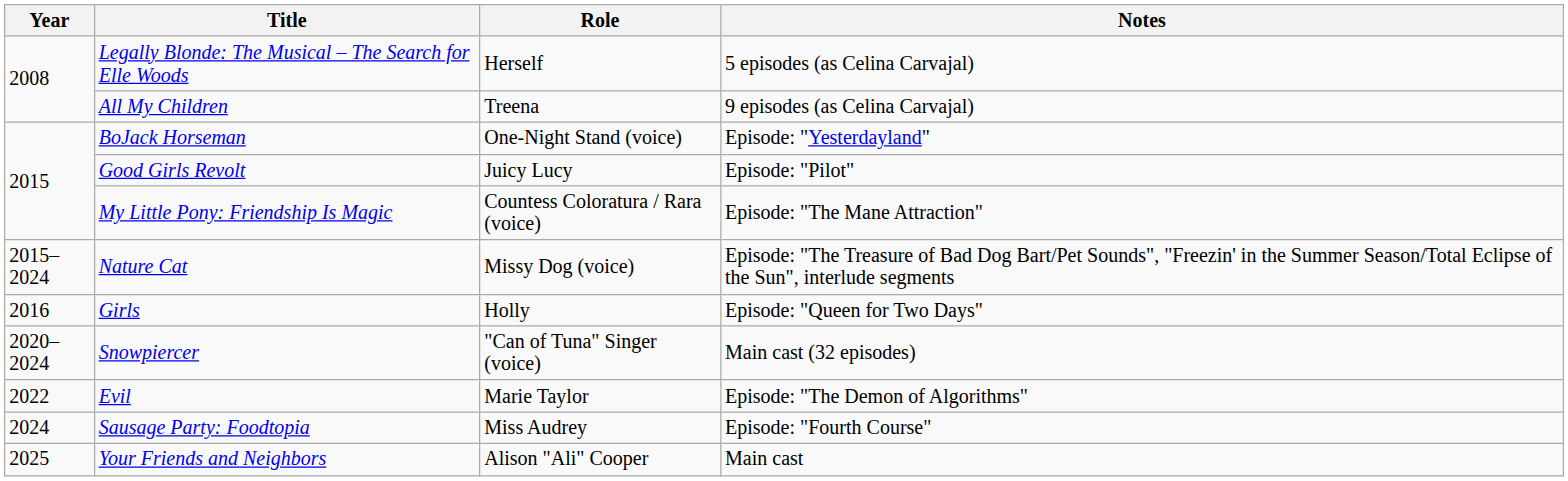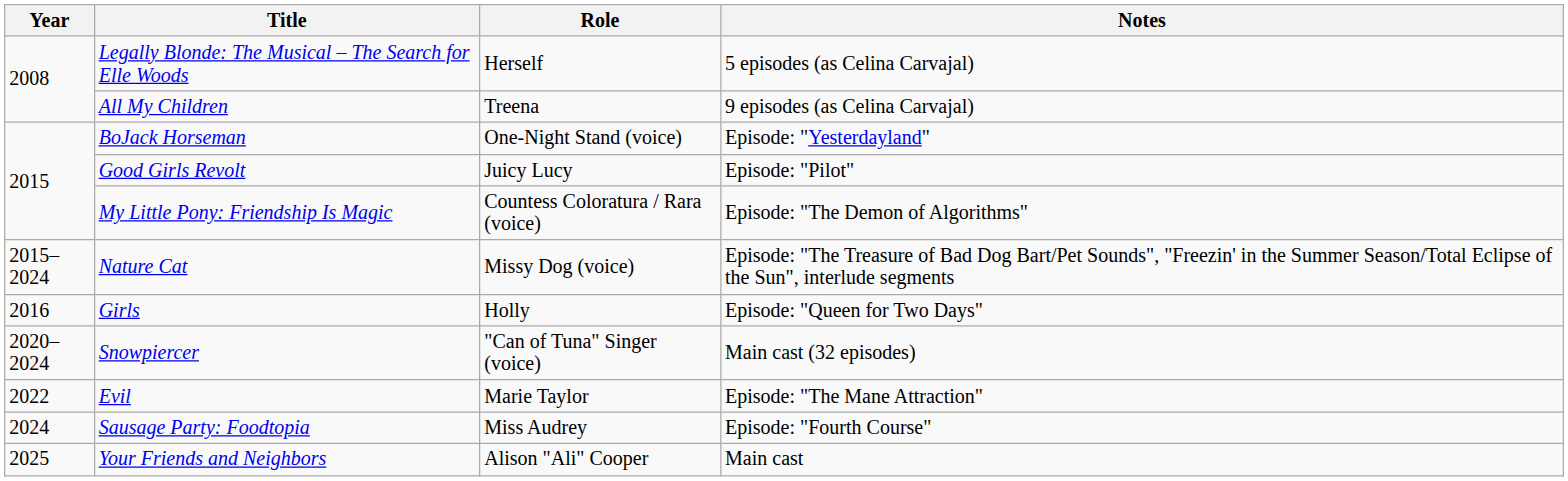(854, 212) Episode: "The Mane Attraction" -> (877, 212) Episode: "The Demon of Algorithms"
(877, 395) Episode: "The Demon of Algorithms" -> (854, 395) Episode: "The Mane Attraction"
